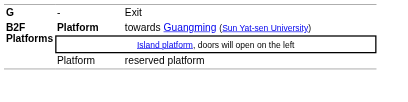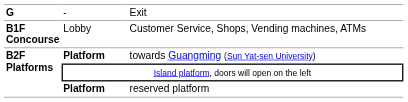+ row: (248, 28)
(76, 61) normal -> (84, 89) bold
